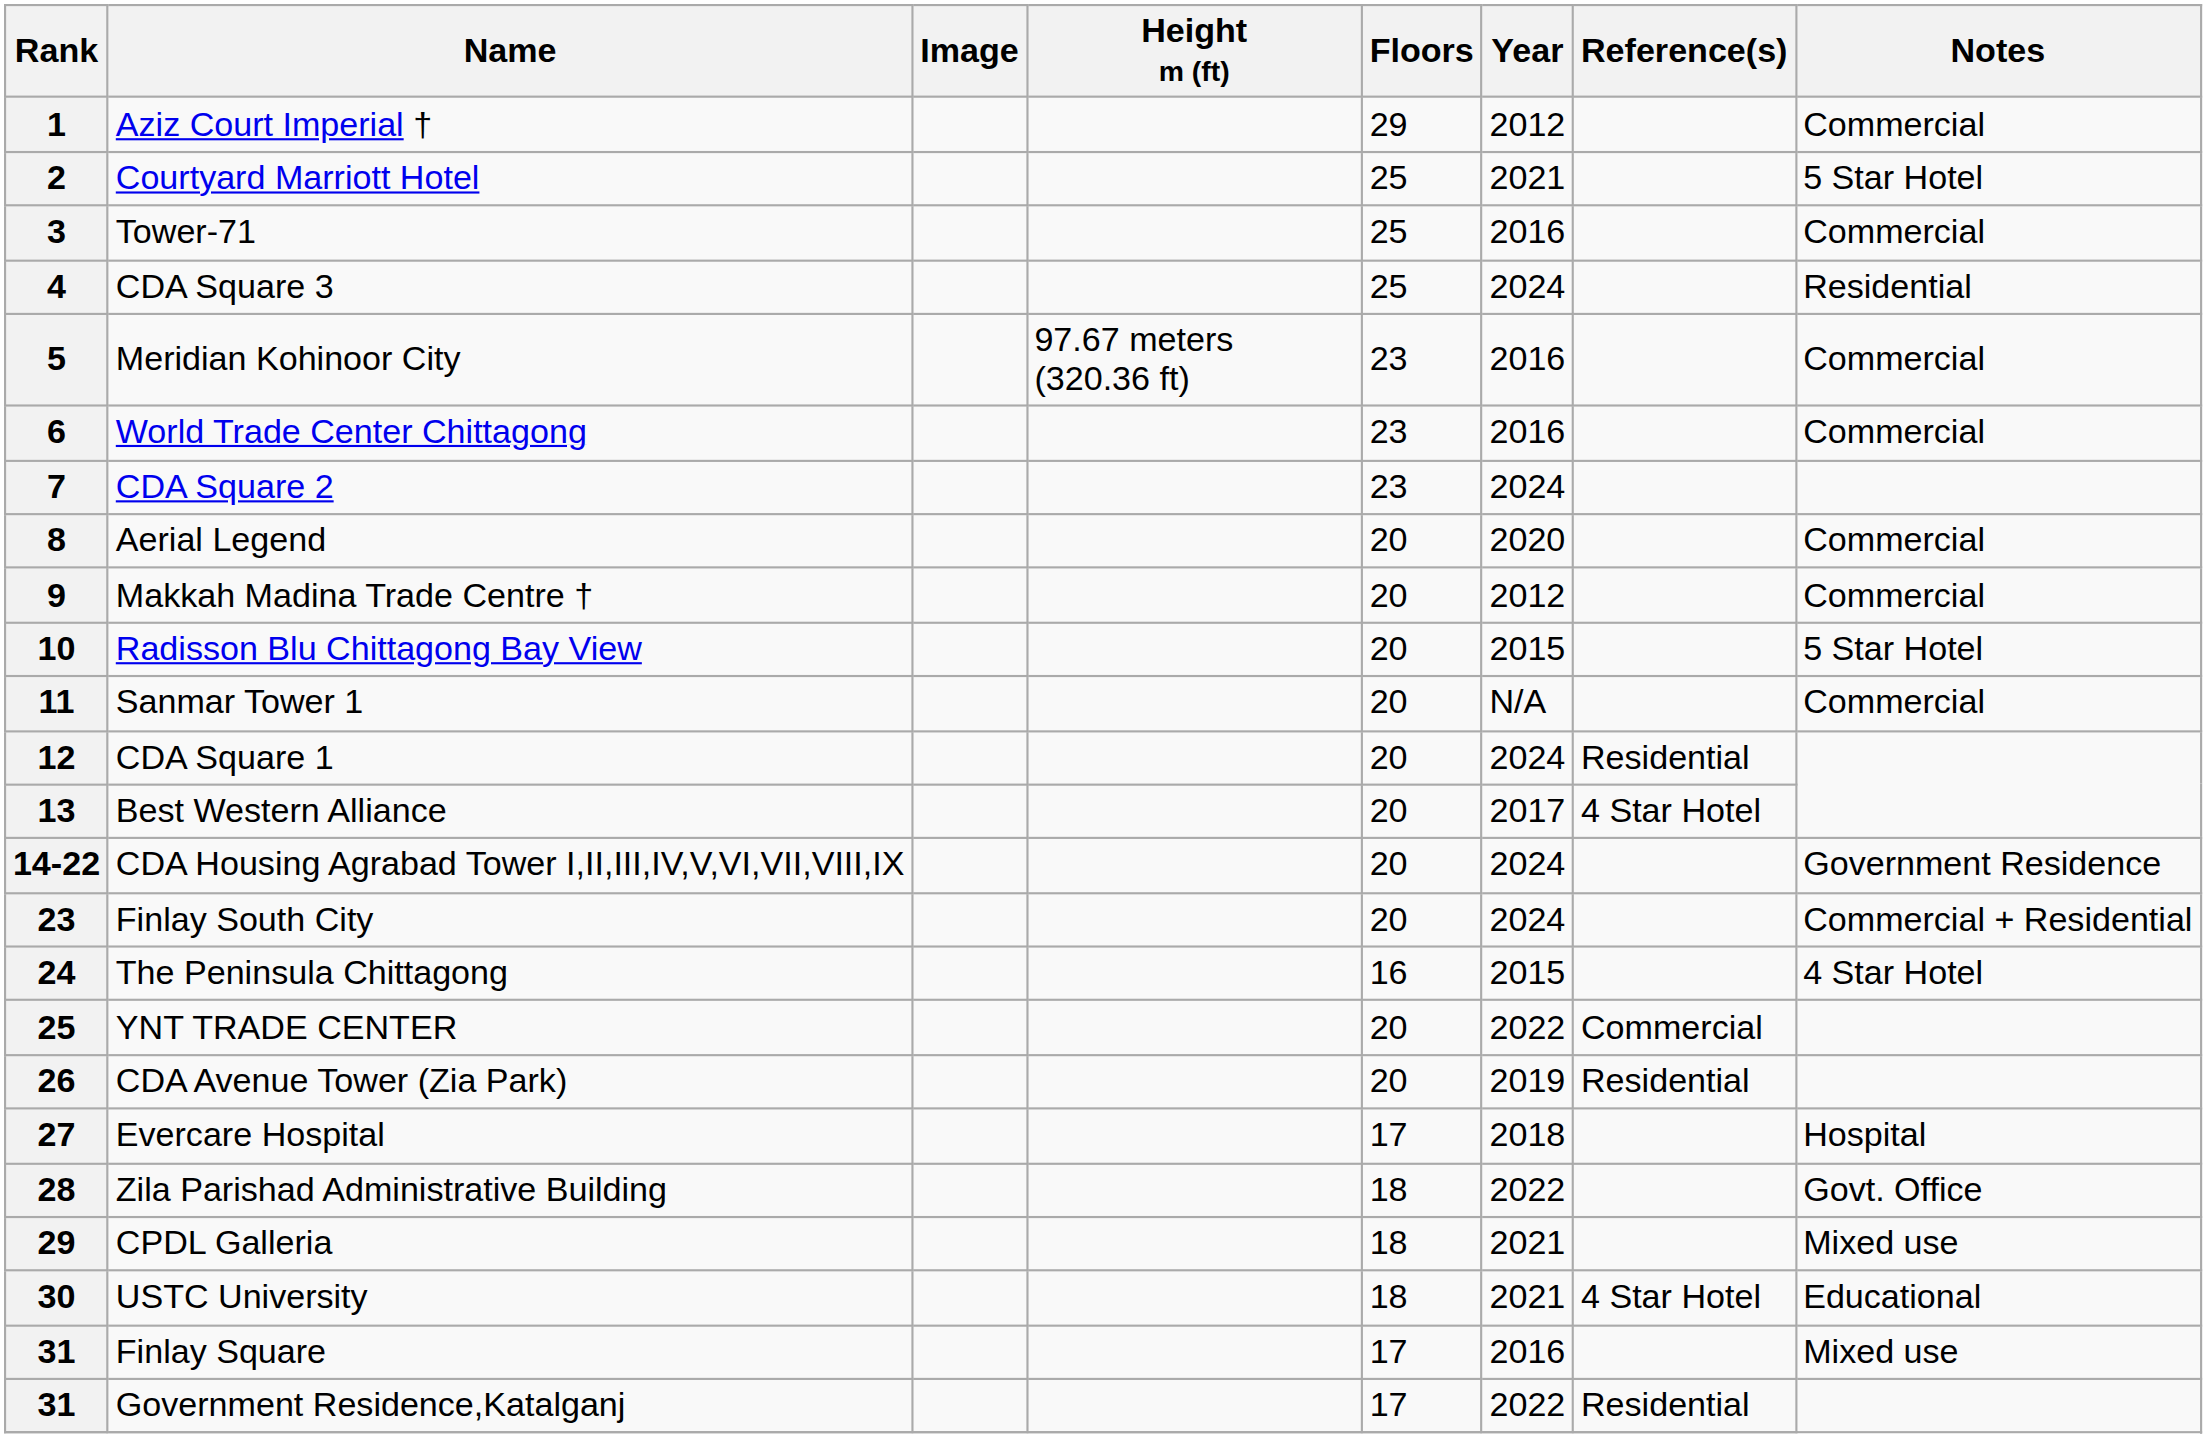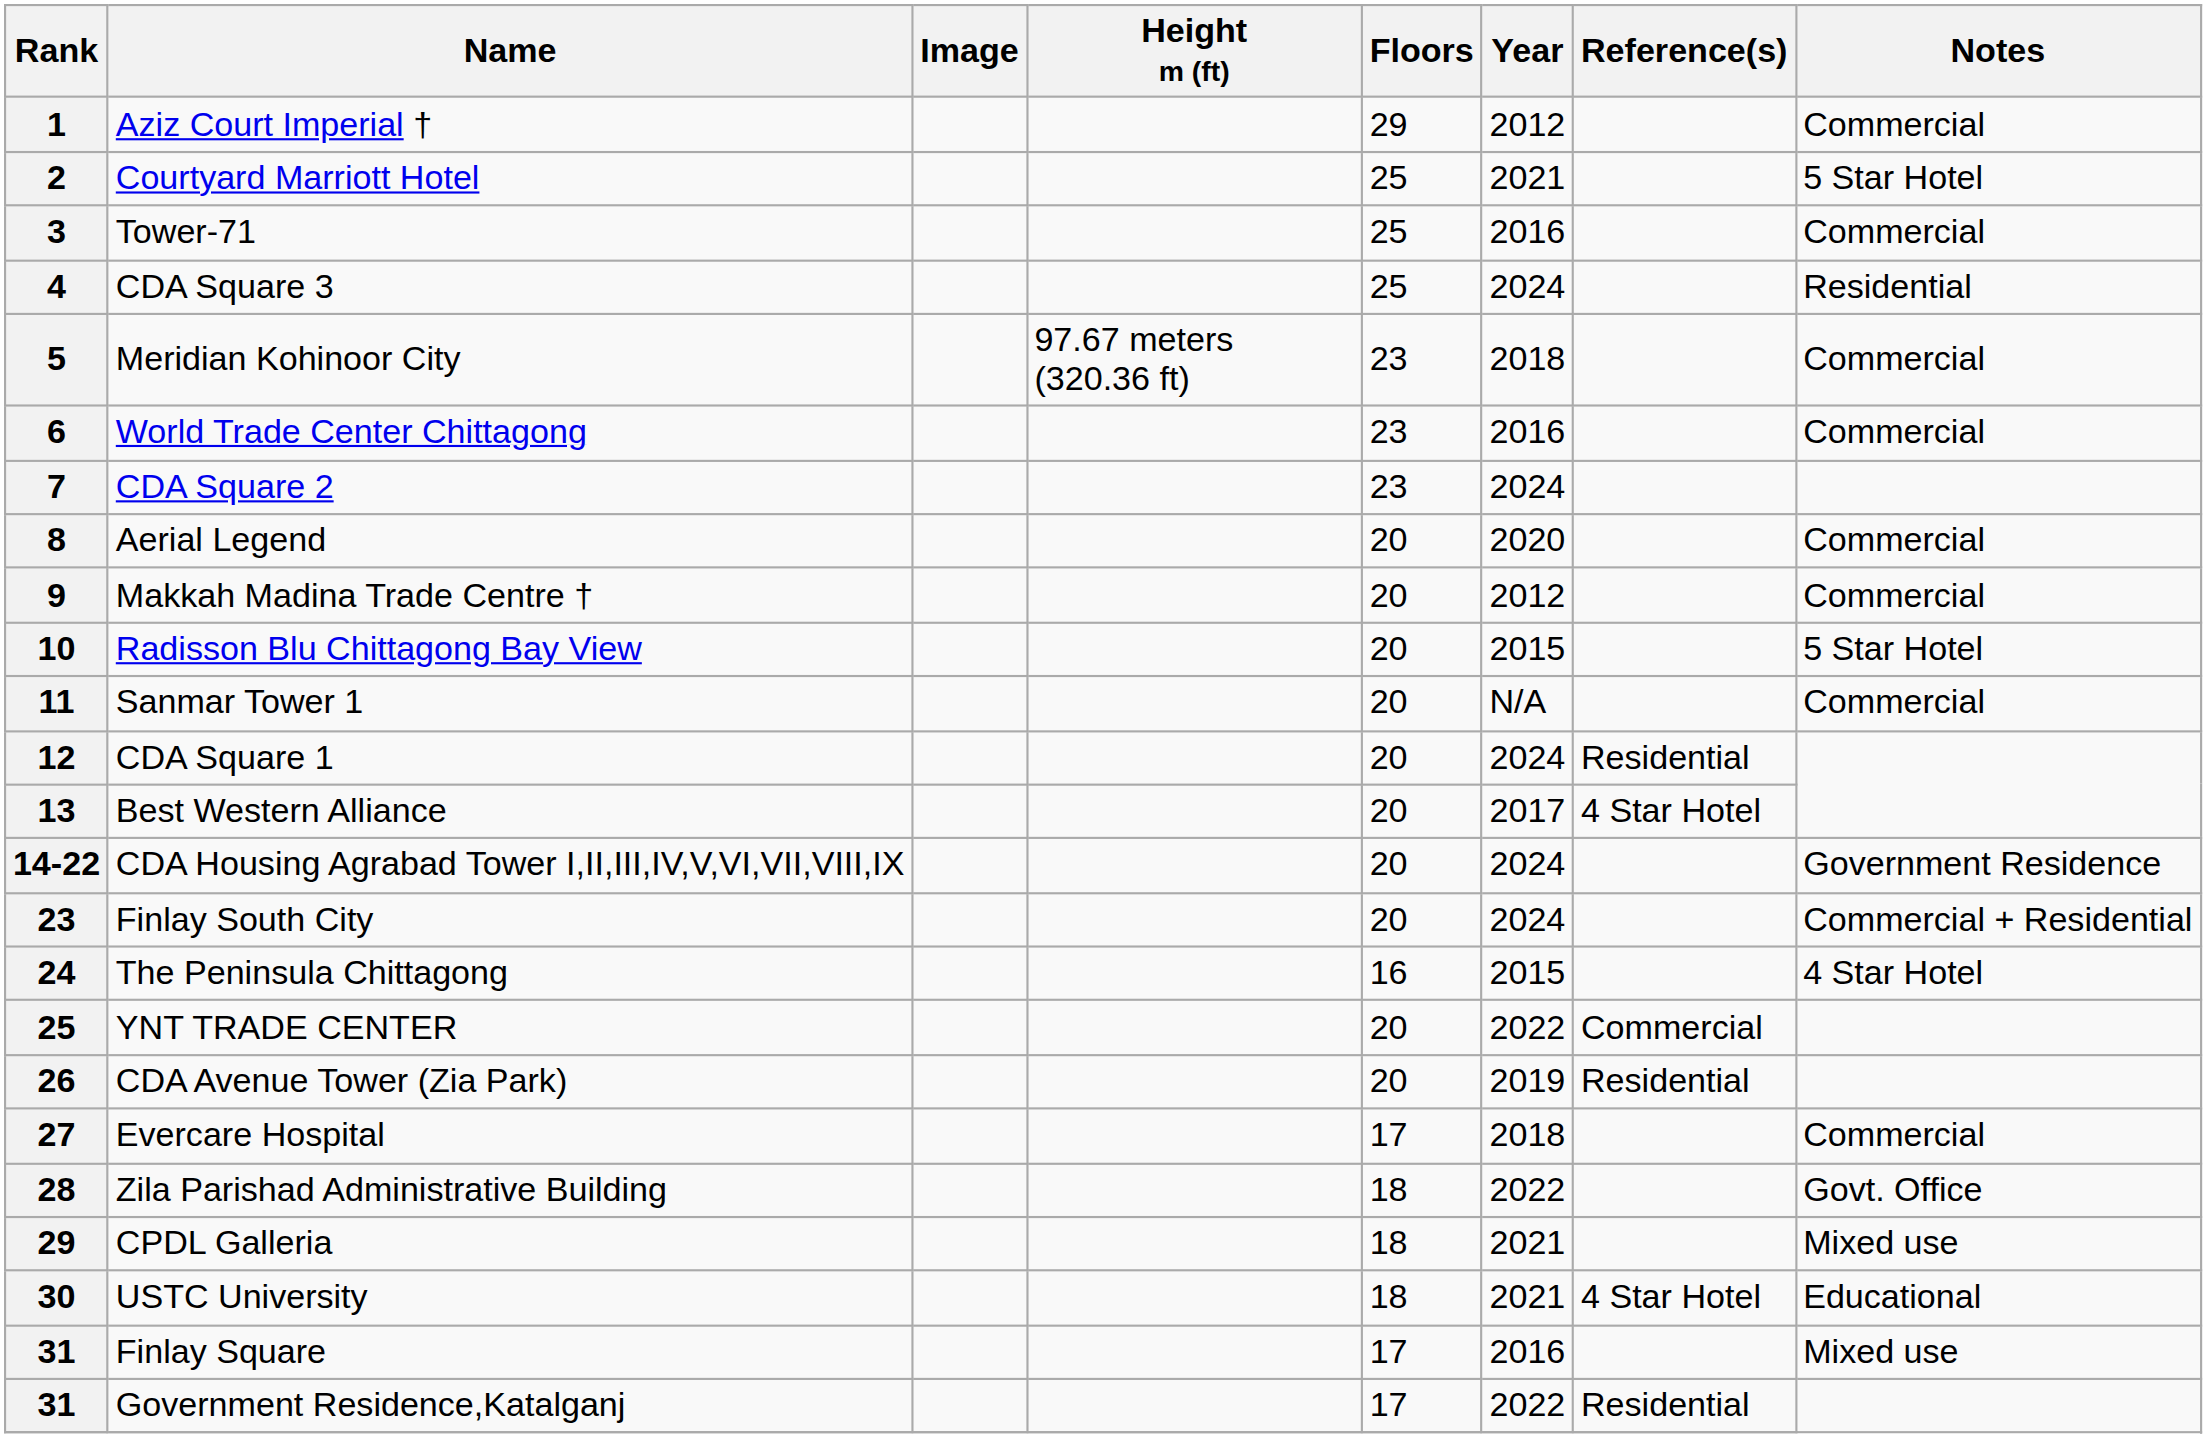(1527, 359) 2016 -> (1527, 359) 2018
(1865, 1135) Hospital -> (1894, 1135) Commercial
